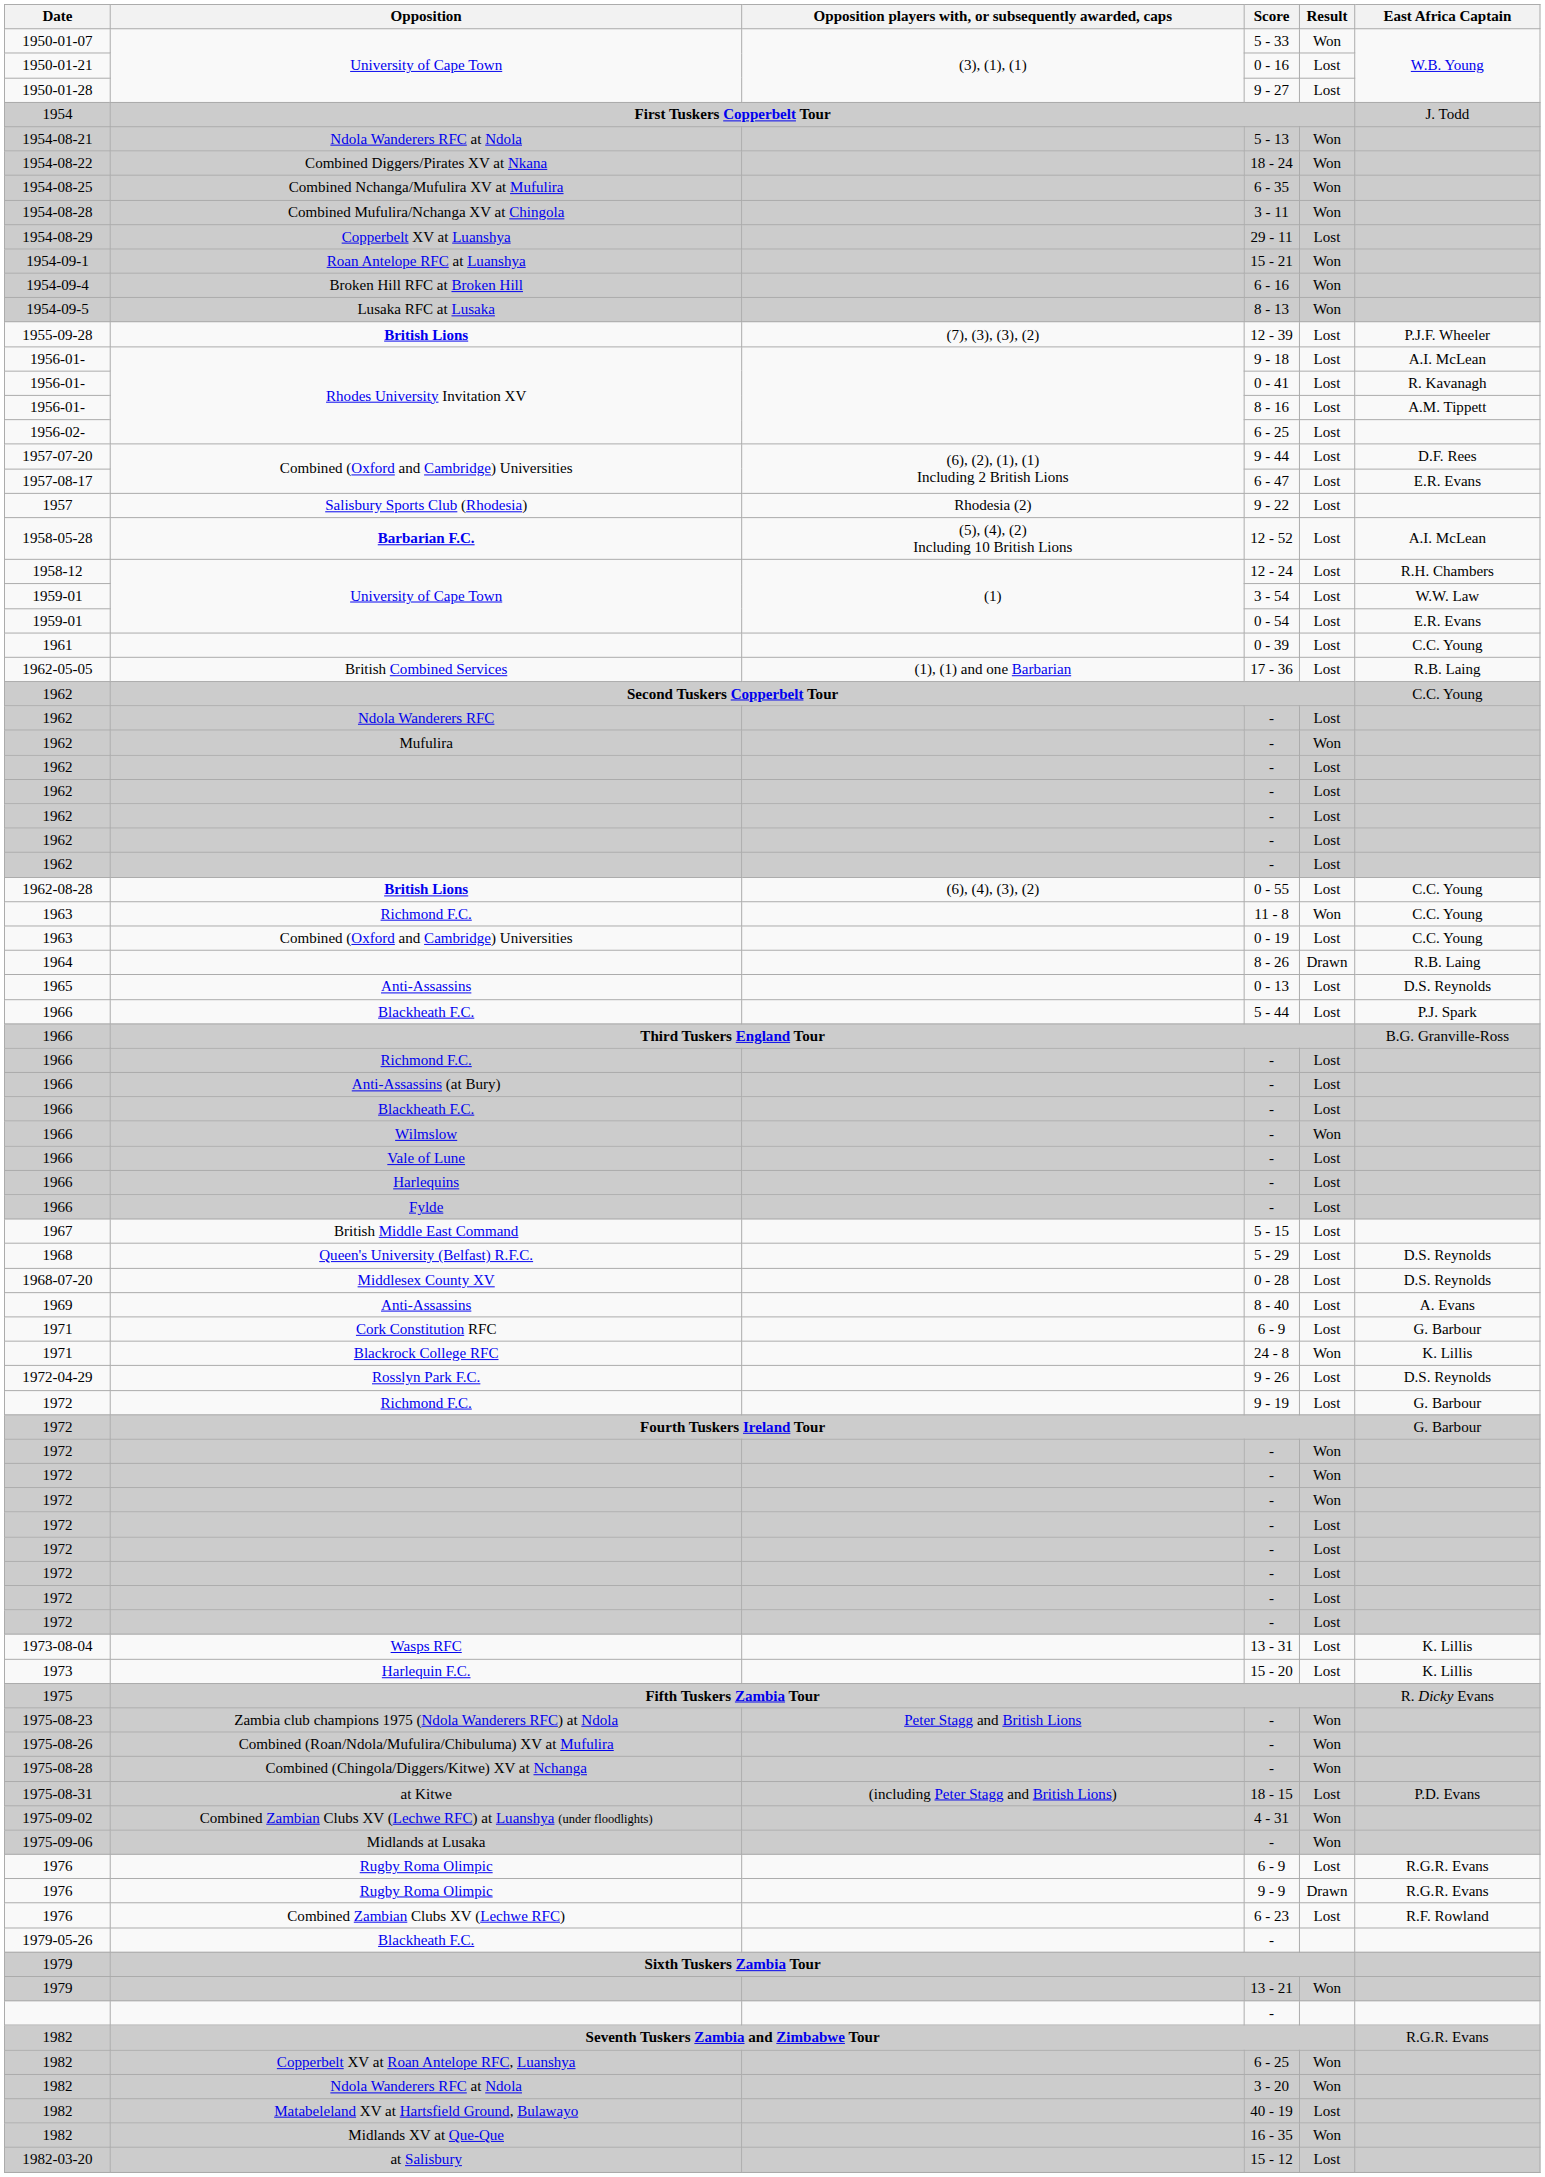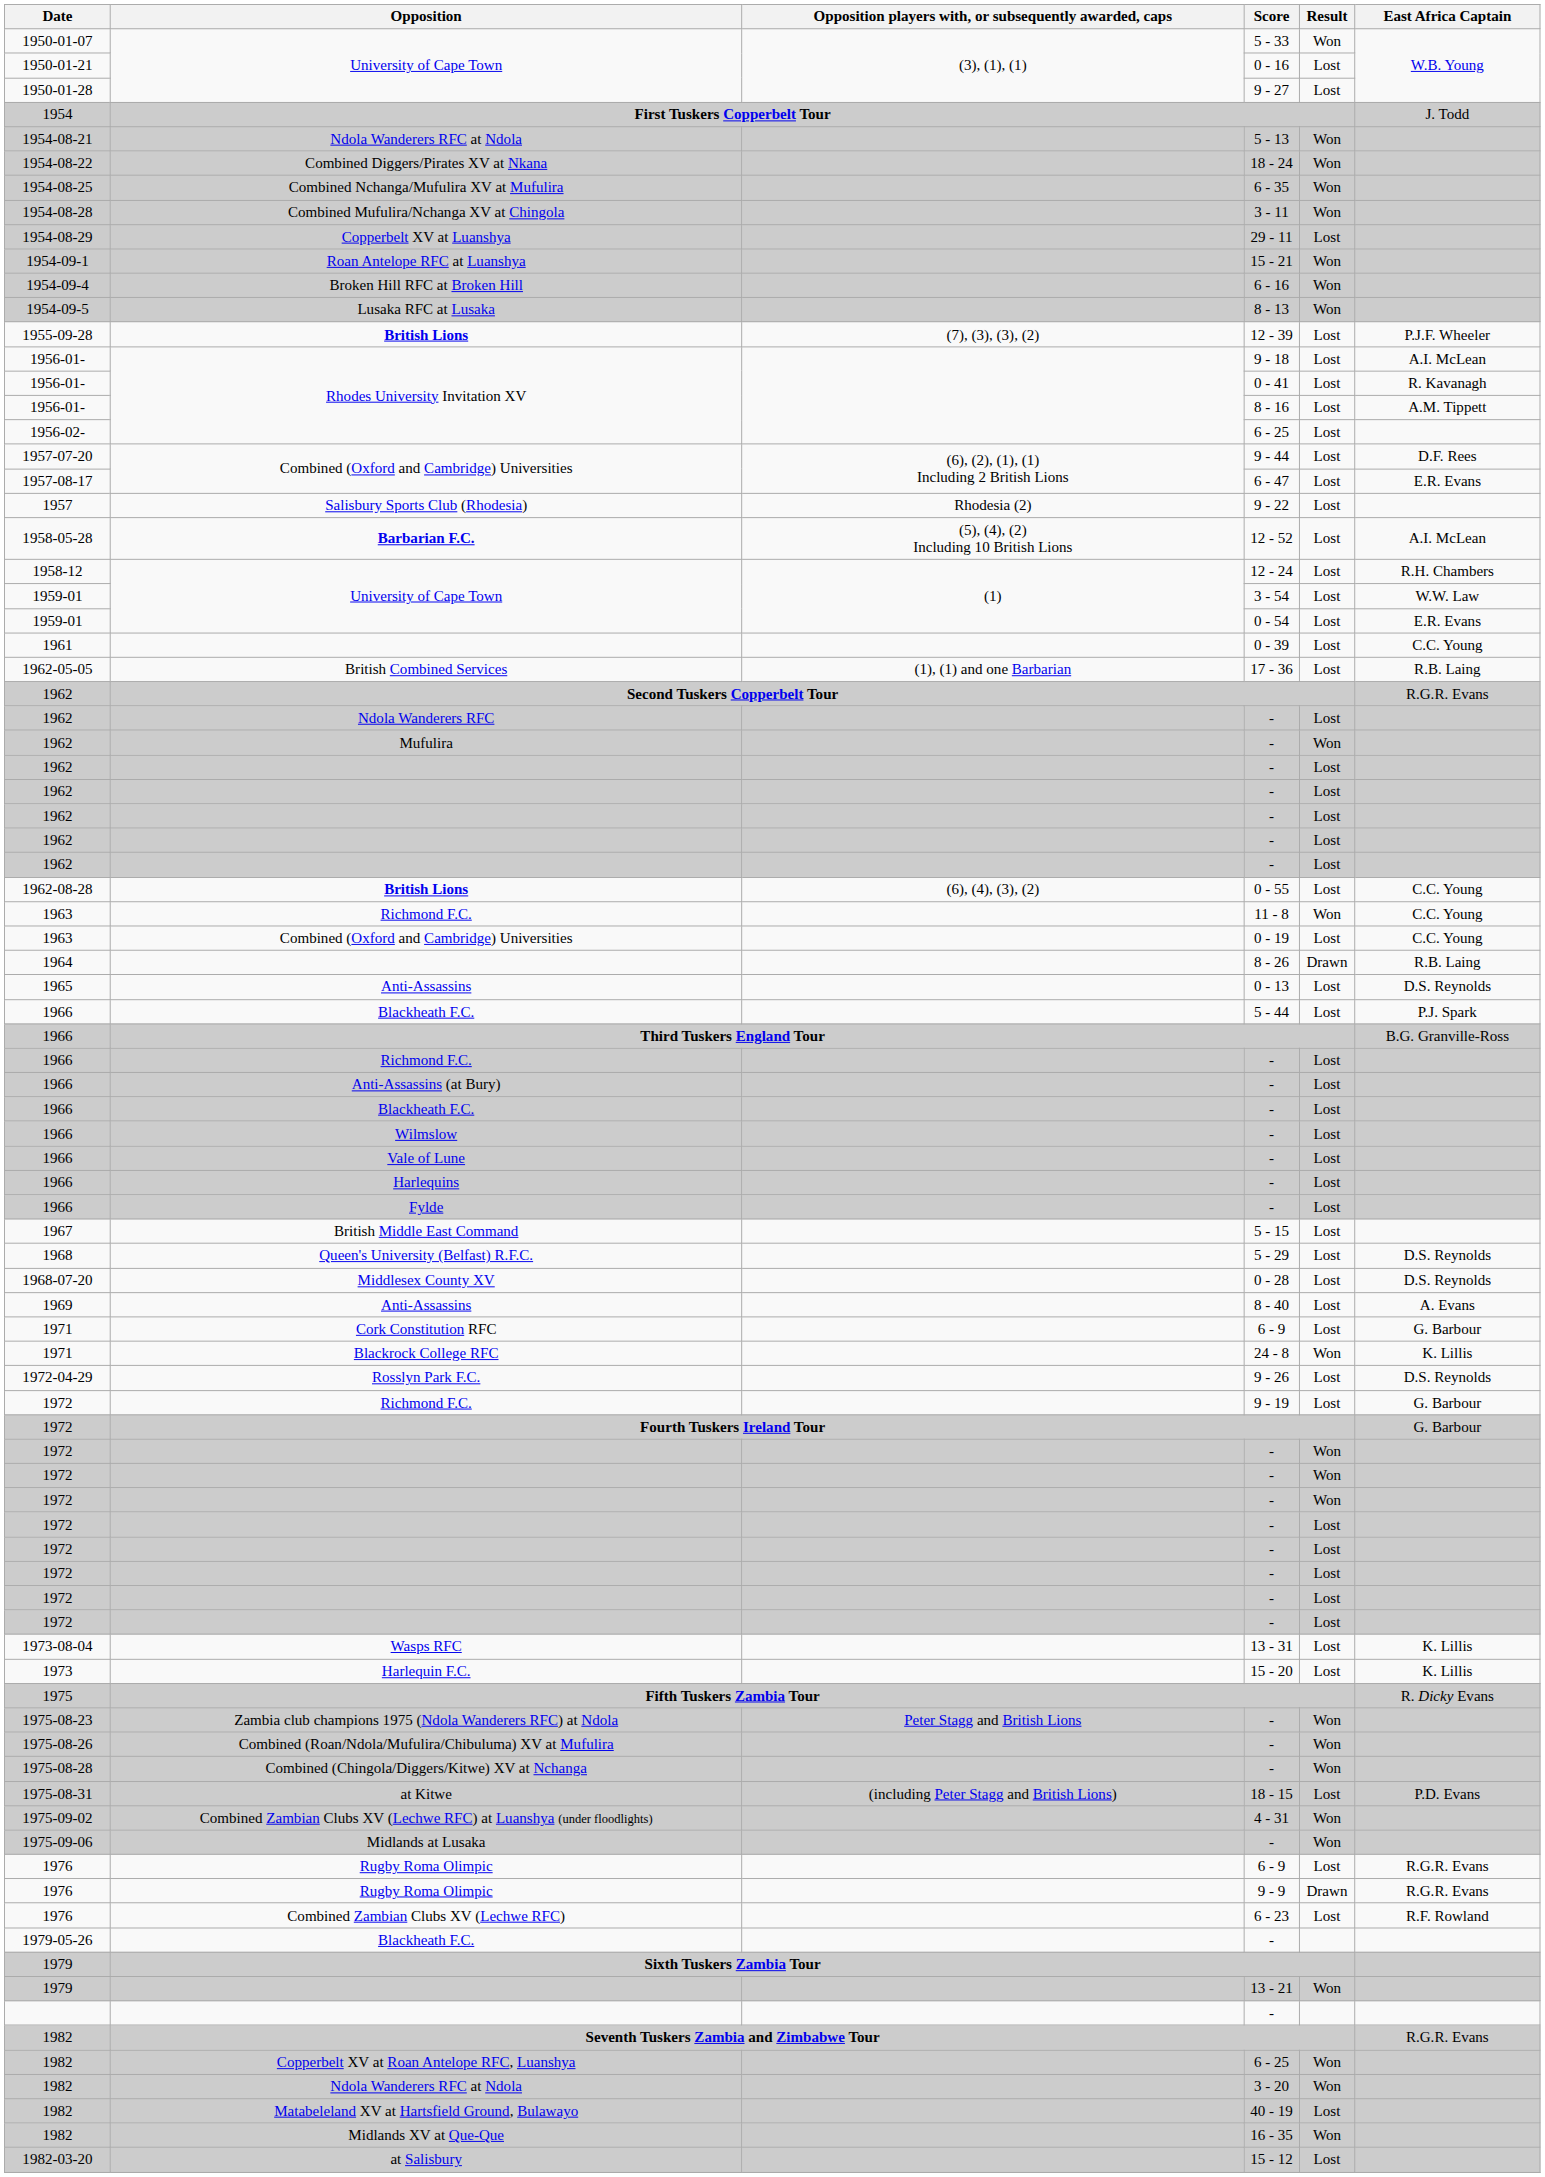(1447, 693) C.C. Young -> (1447, 693) R.G.R. Evans
(1327, 1133) Won -> (1327, 1133) Lost
